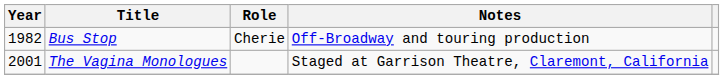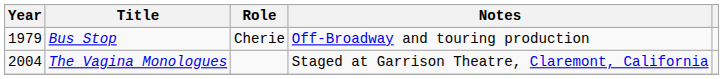(25, 39) 1982 -> (25, 39) 1979
(25, 62) 2001 -> (25, 62) 2004
